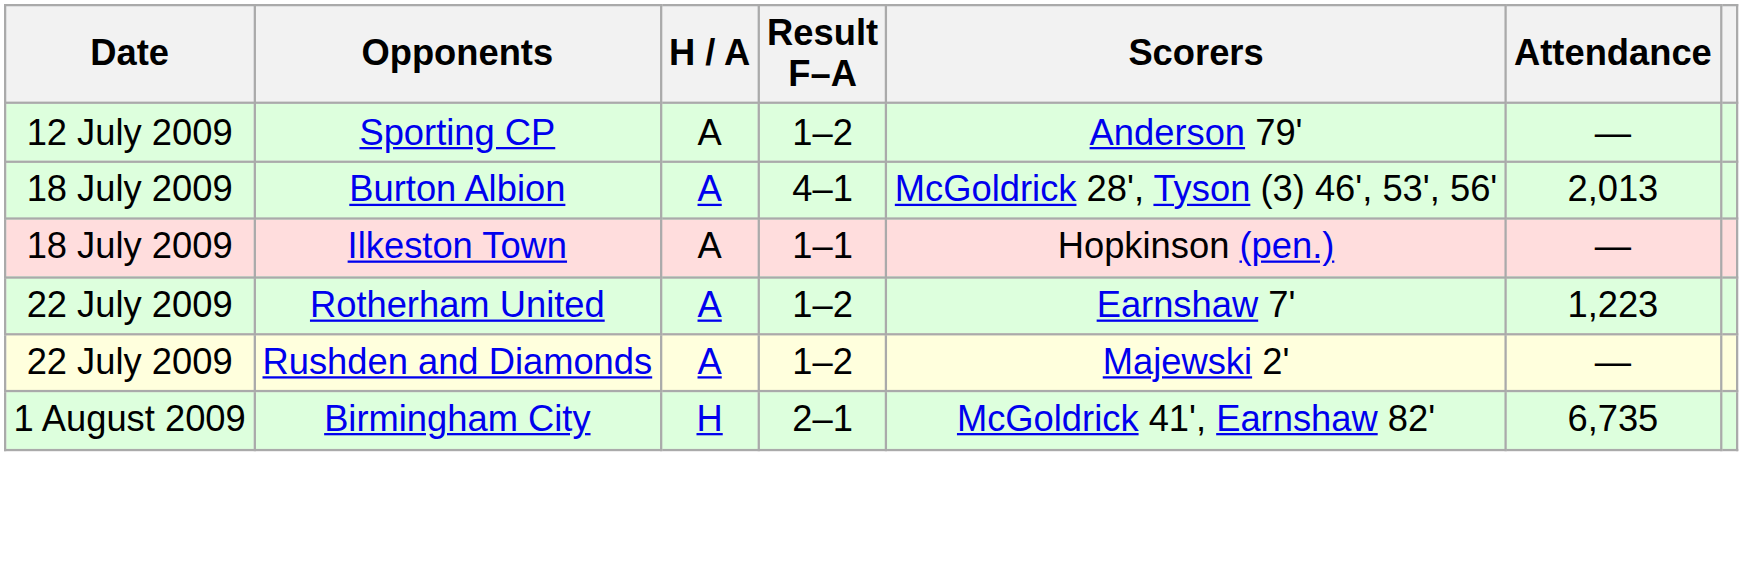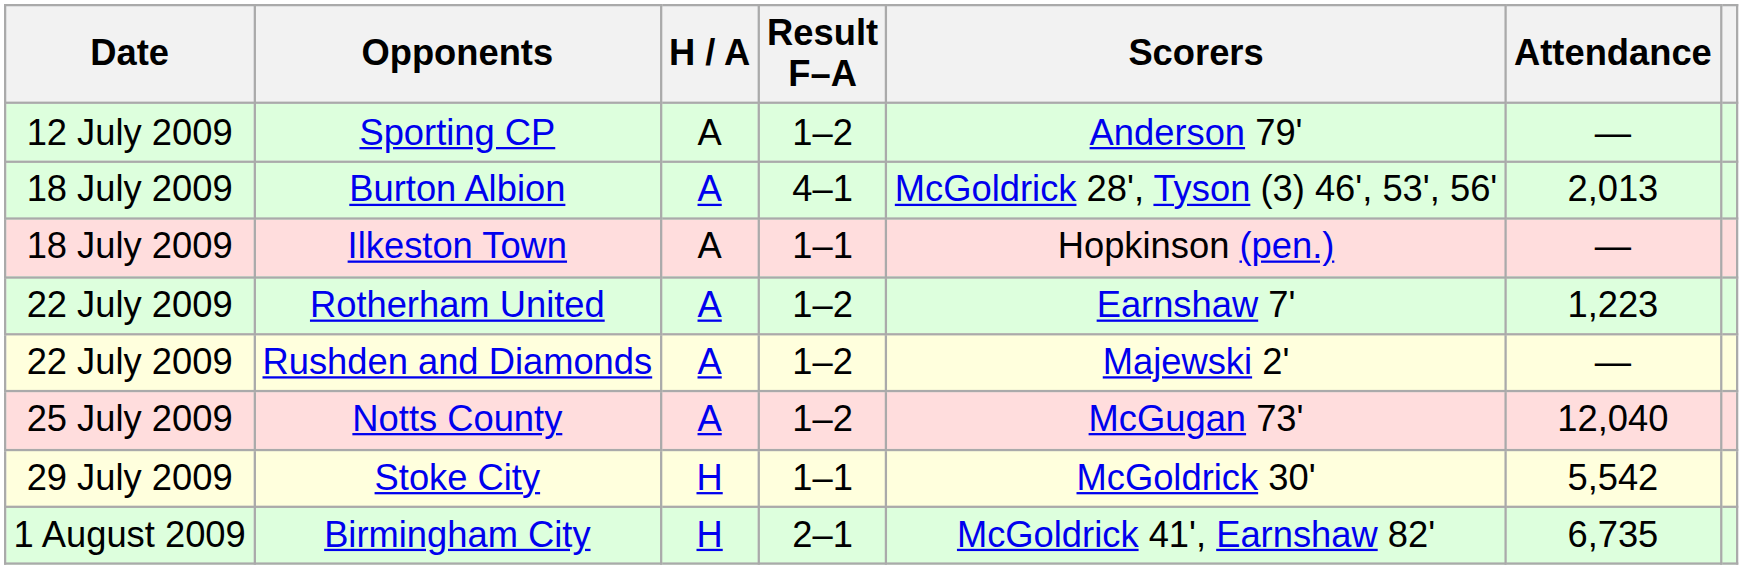+ row: (457, 419)
+ row: (457, 477)
